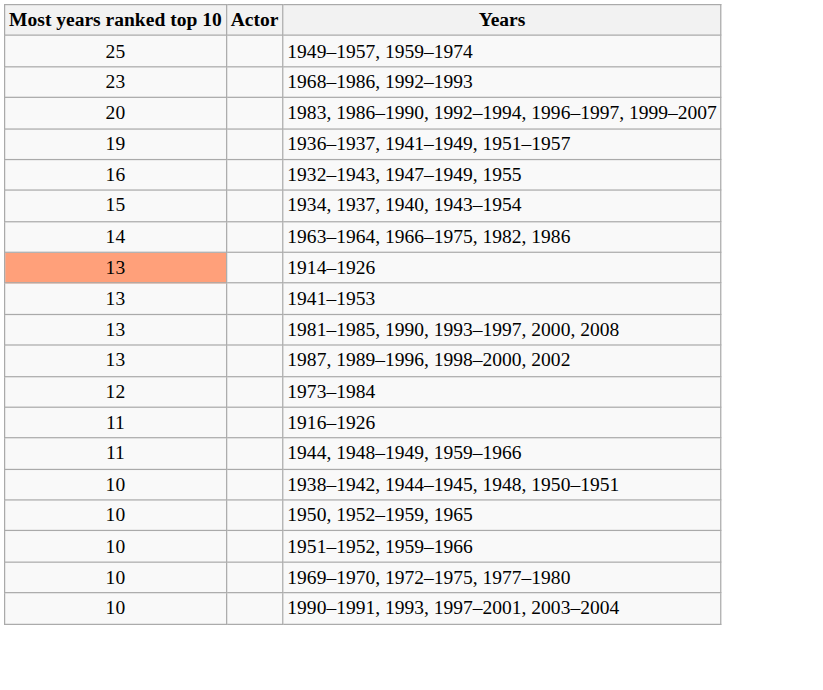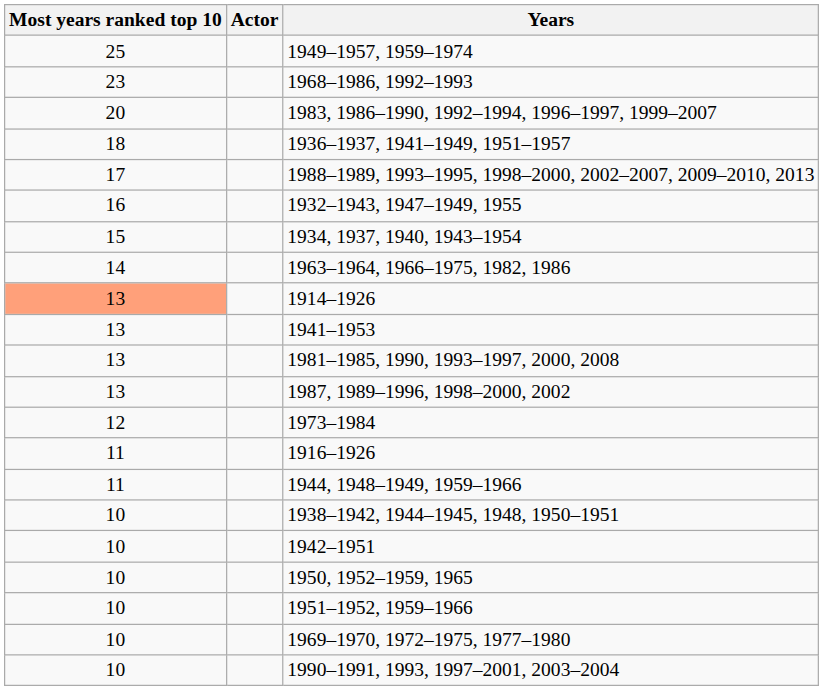(115, 143) 19 -> (115, 143) 18
+ row: (551, 174)
+ row: (331, 546)
